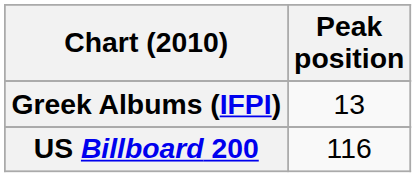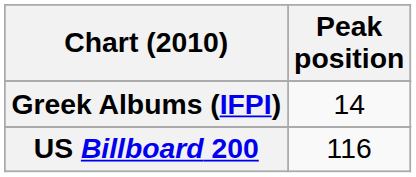(349, 103) 13 -> (349, 103) 14
